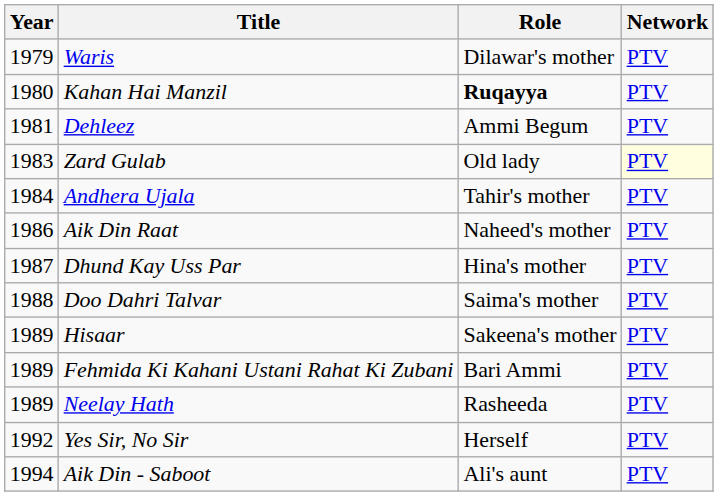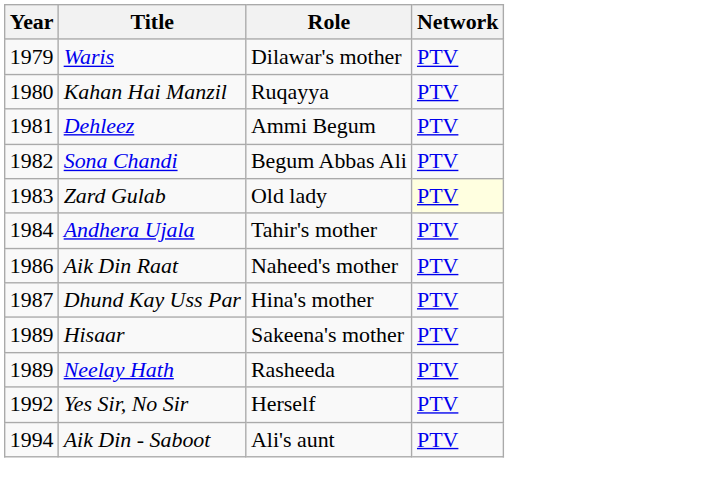(506, 91) bold -> (290, 91) normal
+ row: (121, 160)
- row: (142, 299)
- row: (259, 369)
